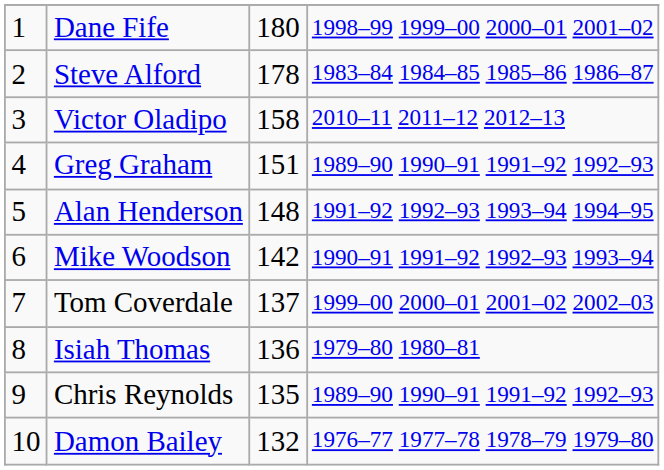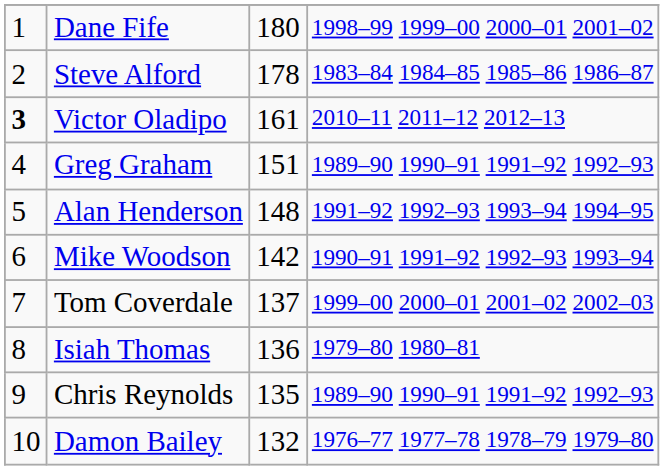(19, 119) normal -> (19, 119) bold
(278, 119) 158 -> (278, 119) 161
